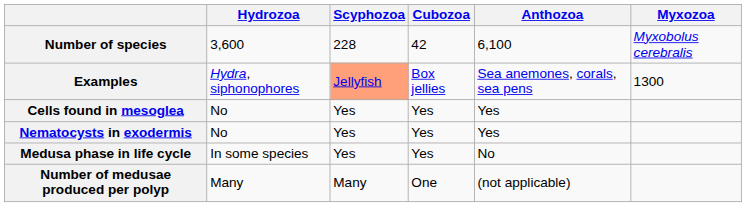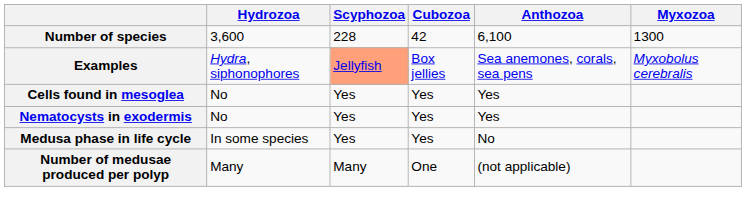(666, 44) Myxobolus cerebralis -> (649, 36) 1300
(649, 81) 1300 -> (666, 66) Myxobolus cerebralis
